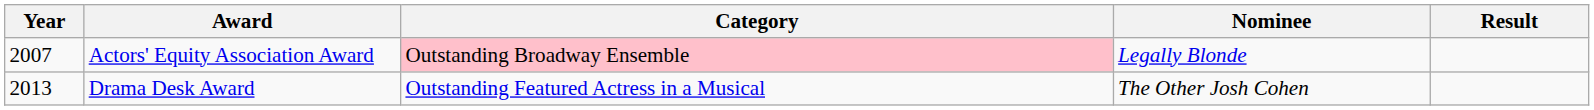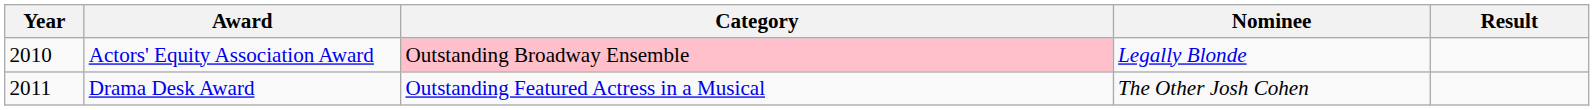(31, 54) 2007 -> (31, 54) 2010
(31, 88) 2013 -> (30, 88) 2011
